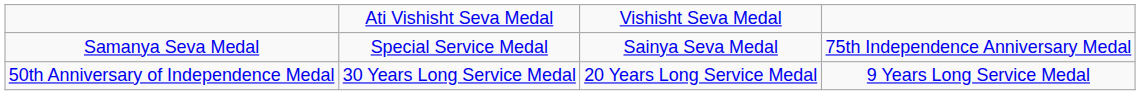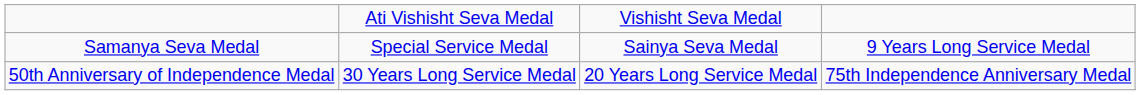(978, 47) 75th Independence Anniversary Medal -> (978, 47) 9 Years Long Service Medal
(978, 75) 9 Years Long Service Medal -> (978, 75) 75th Independence Anniversary Medal
